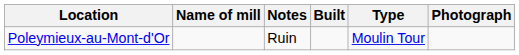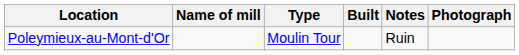columns swapped: (388, 15) <-> (287, 15)
